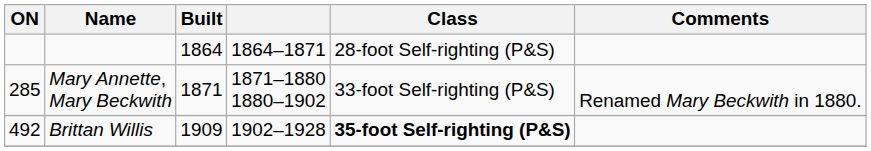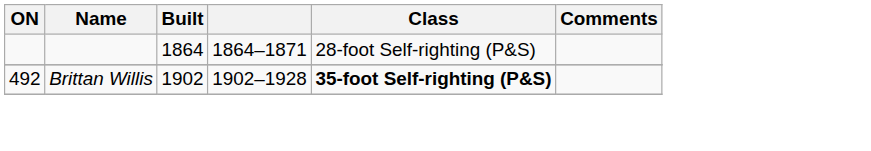- row: (25, 89)
(202, 130) 1909 -> (183, 79) 1902
